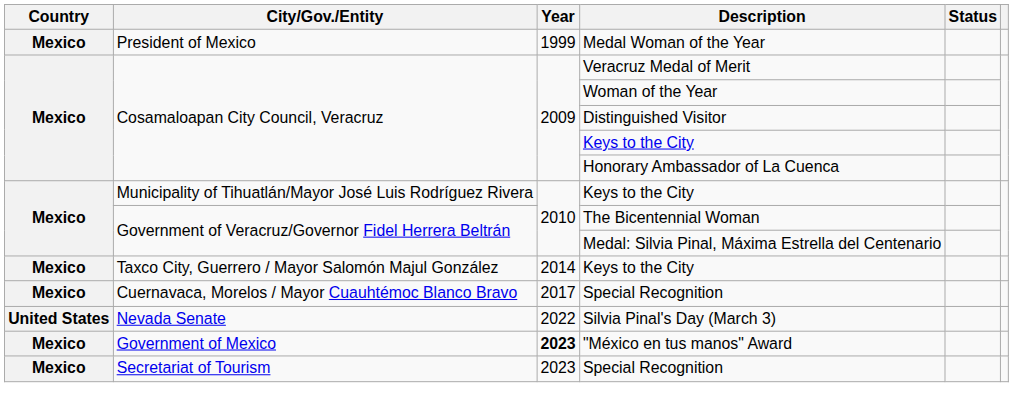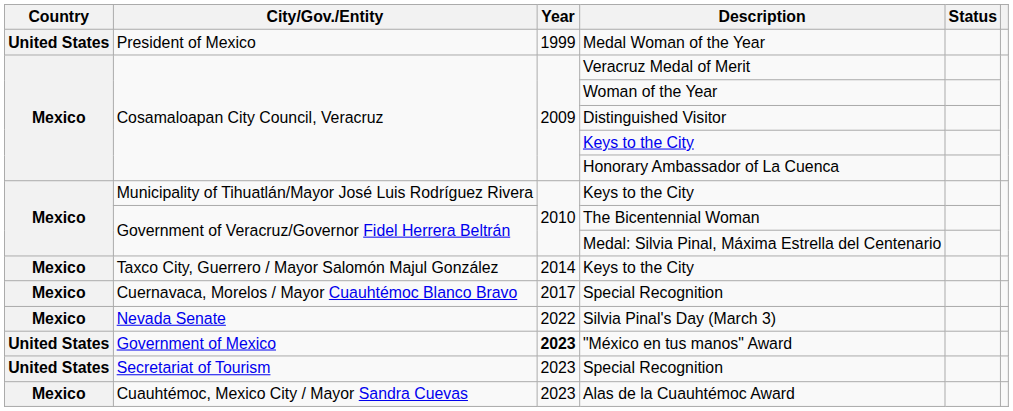(59, 42) Mexico -> (59, 42) United States
(59, 318) United States -> (59, 318) Mexico
(59, 343) Mexico -> (59, 343) United States
(59, 368) Mexico -> (59, 368) United States
+ row: (292, 393)
